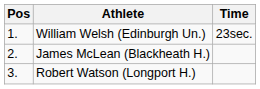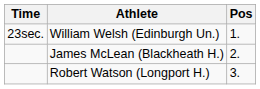columns swapped: (19, 14) <-> (234, 14)
